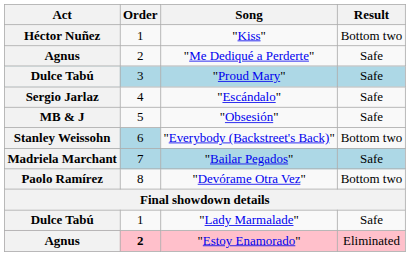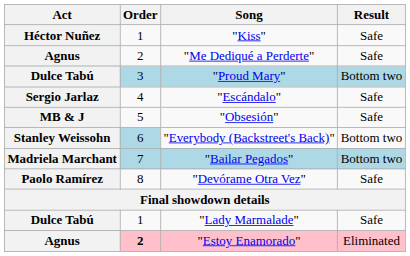(371, 35) Bottom two -> (371, 35) Safe
(371, 76) Safe -> (371, 76) Bottom two
(371, 158) Safe -> (371, 158) Bottom two
(371, 179) Bottom two -> (371, 179) Safe
